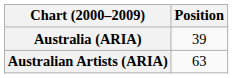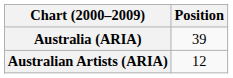(199, 61) 63 -> (199, 61) 12
